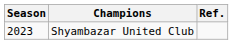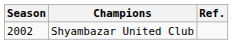(20, 31) 2023 -> (20, 31) 2002
